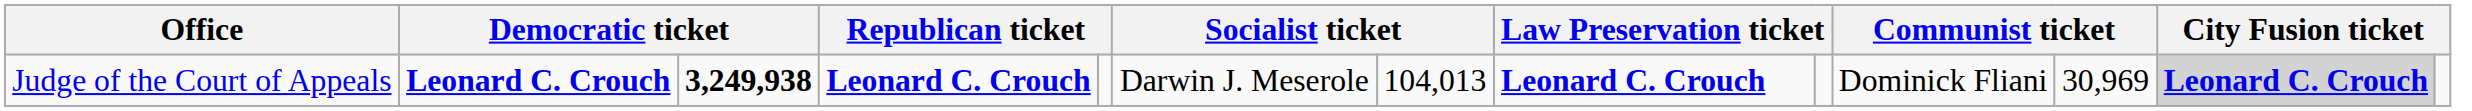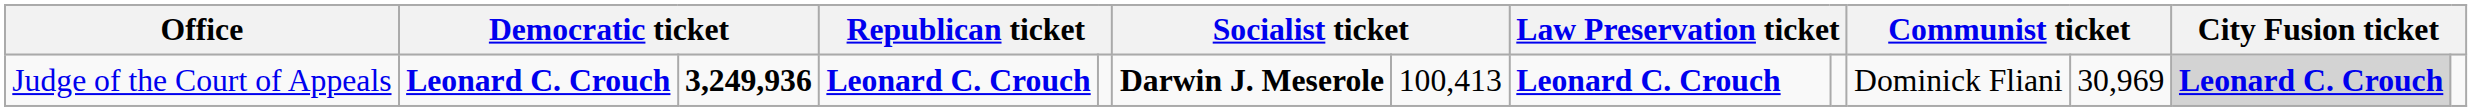(748, 79) 3,249,938 -> (748, 79) 3,249,936
(1244, 79) normal -> (1252, 79) bold
(1435, 79) 104,013 -> (1450, 79) 100,413
